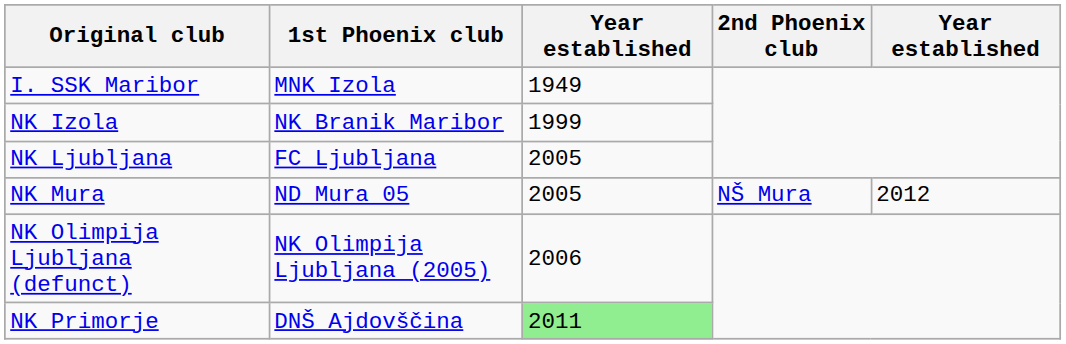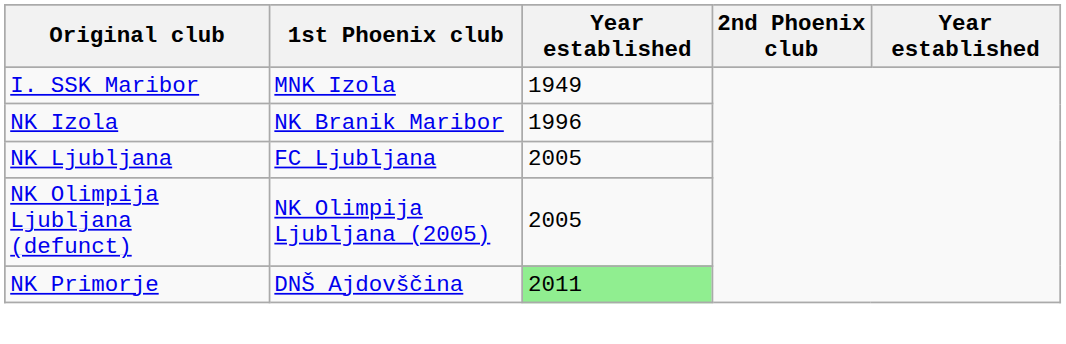(555, 122) 1999 -> (555, 122) 1996
- row: (57, 196)
(555, 258) 2006 -> (555, 222) 2005
